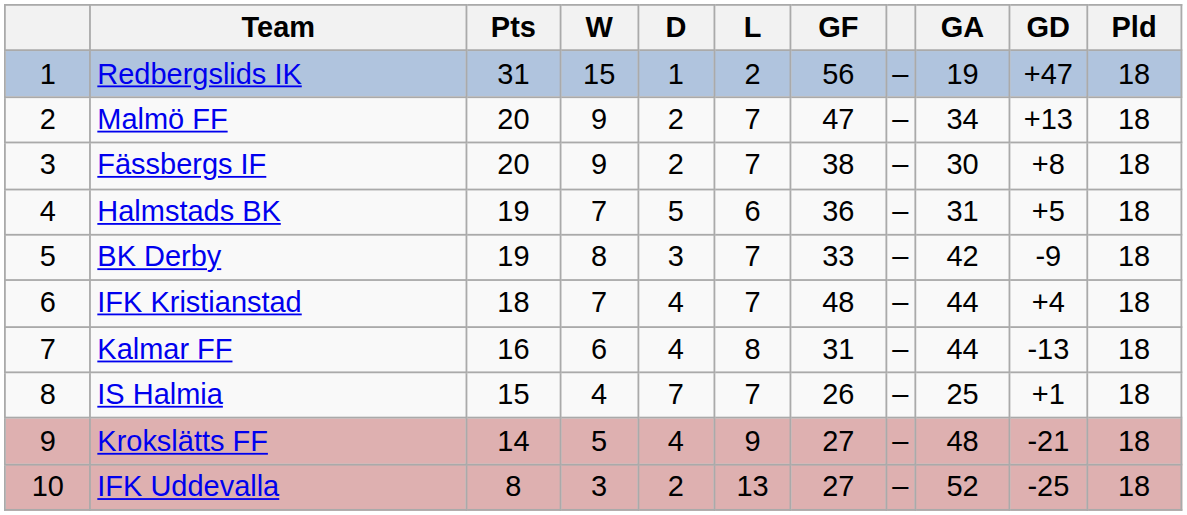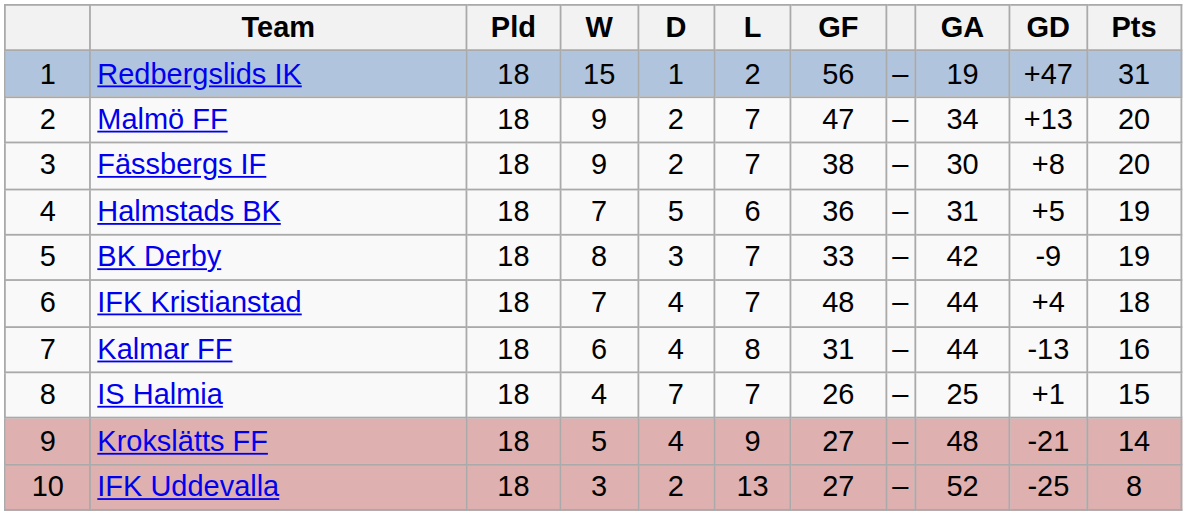columns swapped: (1134, 27) <-> (513, 27)
